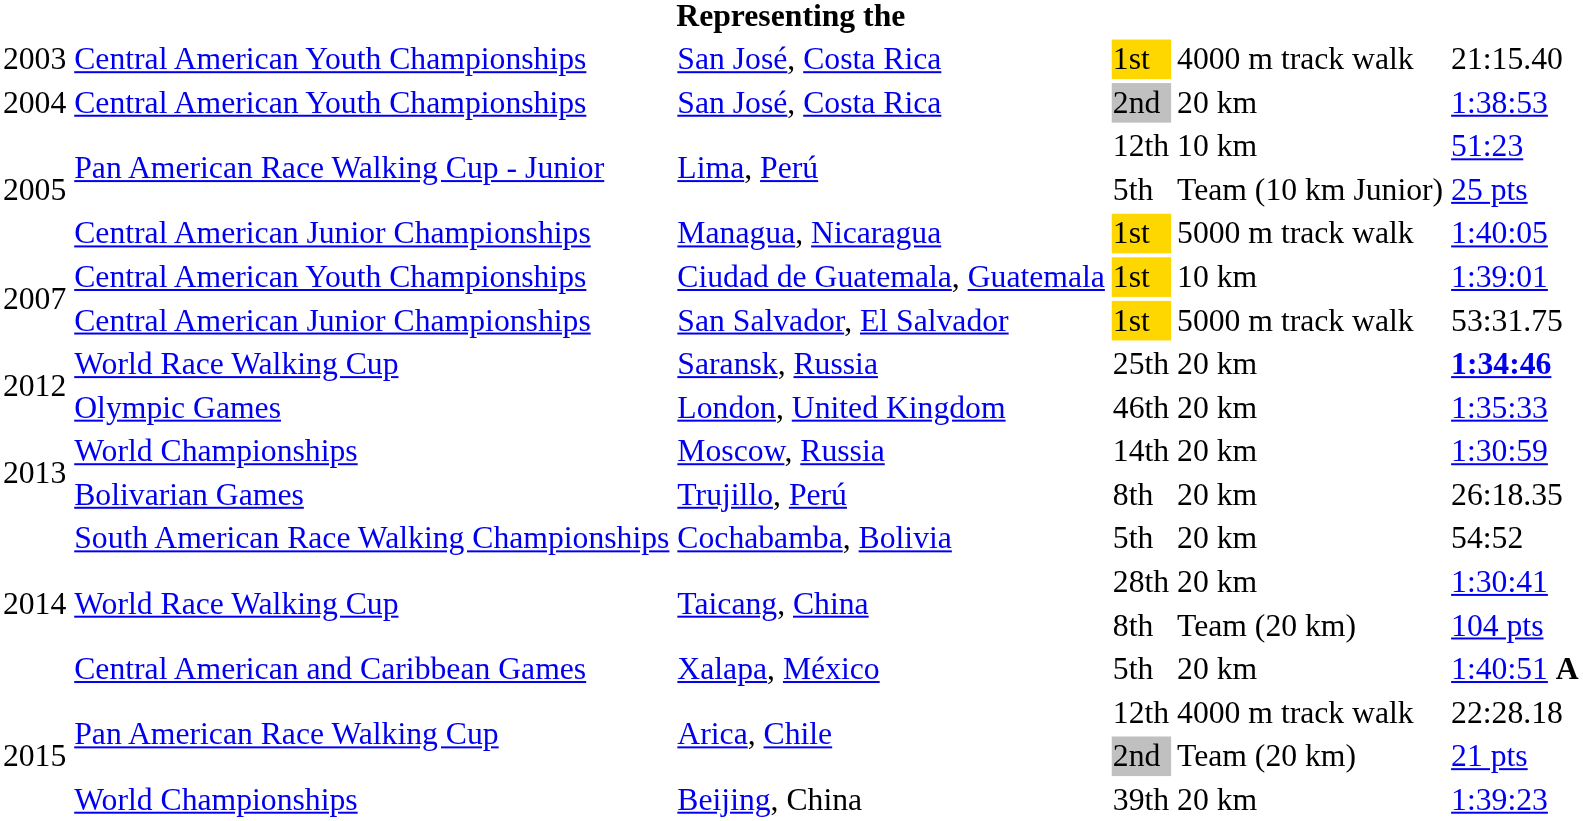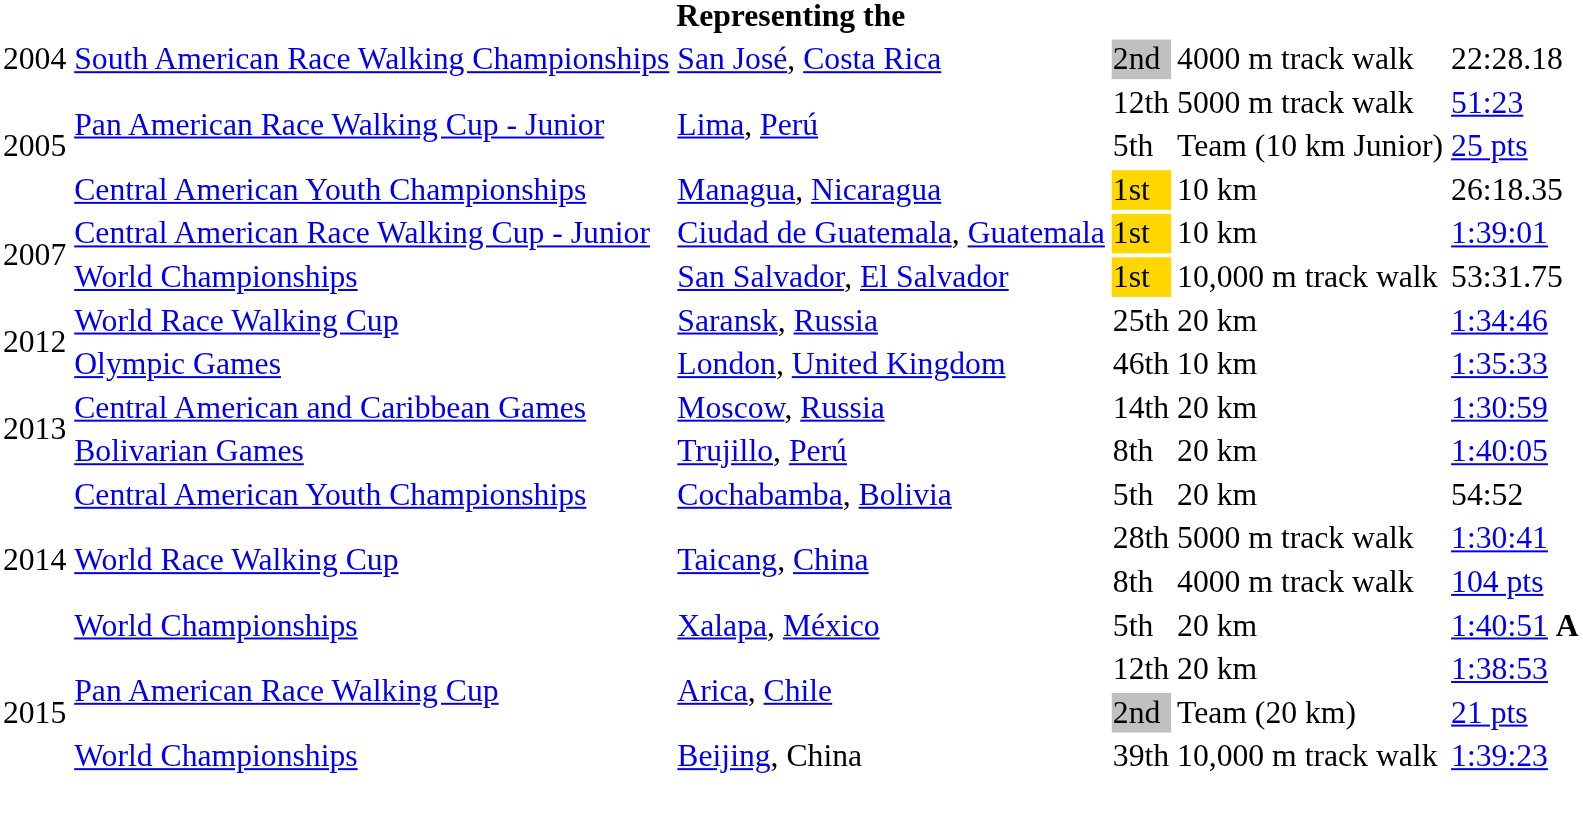- row: (809, 58)
(330, 102) Central American Youth Championships -> (372, 58) South American Race Walking Championships
(1217, 102) 20 km -> (1295, 58) 4000 m track walk
(1499, 102) 1:38:53 -> (1507, 58) 22:28.18
(1217, 145) 10 km -> (1295, 102) 5000 m track walk
(332, 233) Central American Junior Championships -> (330, 189) Central American Youth Championships
(1295, 233) 5000 m track walk -> (1217, 189) 10 km
(1499, 233) 1:40:05 -> (1507, 189) 26:18.35
(330, 276) Central American Youth Championships -> (362, 233) Central American Race Walking Cup - Junior
(332, 320) Central American Junior Championships -> (216, 276) World Championships
(1295, 320) 5000 m track walk -> (1307, 276) 10,000 m track walk
(1501, 363) bold -> (1499, 320) normal
(1217, 407) 20 km -> (1217, 363) 10 km
(216, 450) World Championships -> (330, 407) Central American and Caribbean Games
(1507, 494) 26:18.35 -> (1499, 450) 1:40:05
(372, 537) South American Race Walking Championships -> (330, 494) Central American Youth Championships
(1217, 581) 20 km -> (1295, 537) 5000 m track walk
(1267, 625) Team (20 km) -> (1295, 581) 4000 m track walk
(330, 668) Central American and Caribbean Games -> (216, 625) World Championships
(1295, 712) 4000 m track walk -> (1217, 668) 20 km
(1507, 712) 22:28.18 -> (1499, 668) 1:38:53
(1217, 799) 20 km -> (1307, 755) 10,000 m track walk
